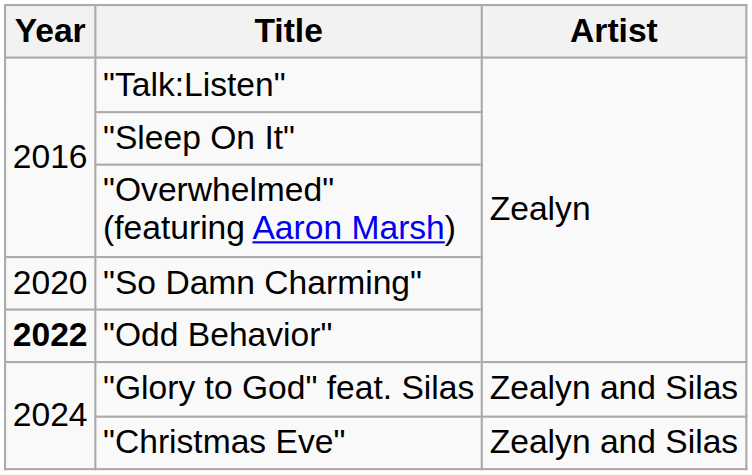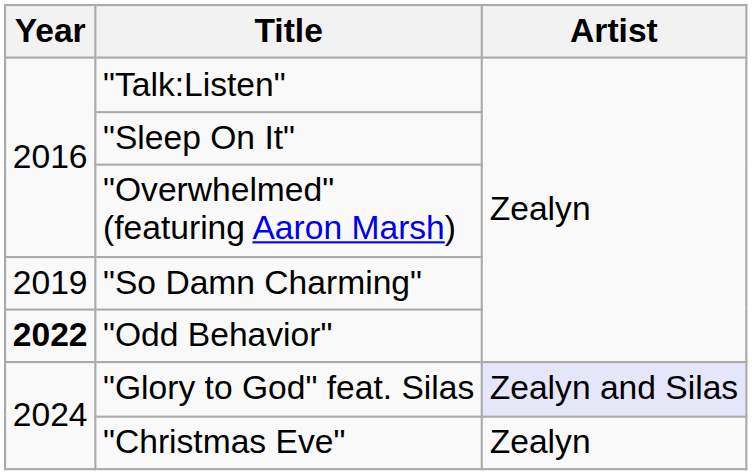(50, 282) 2020 -> (50, 282) 2019
(614, 388) no background -> (614, 388) lavender background
(614, 441) Zealyn and Silas -> (540, 441) Zealyn
